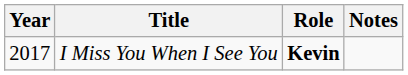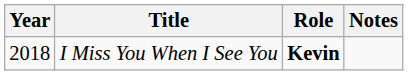(30, 53) 2017 -> (30, 53) 2018
